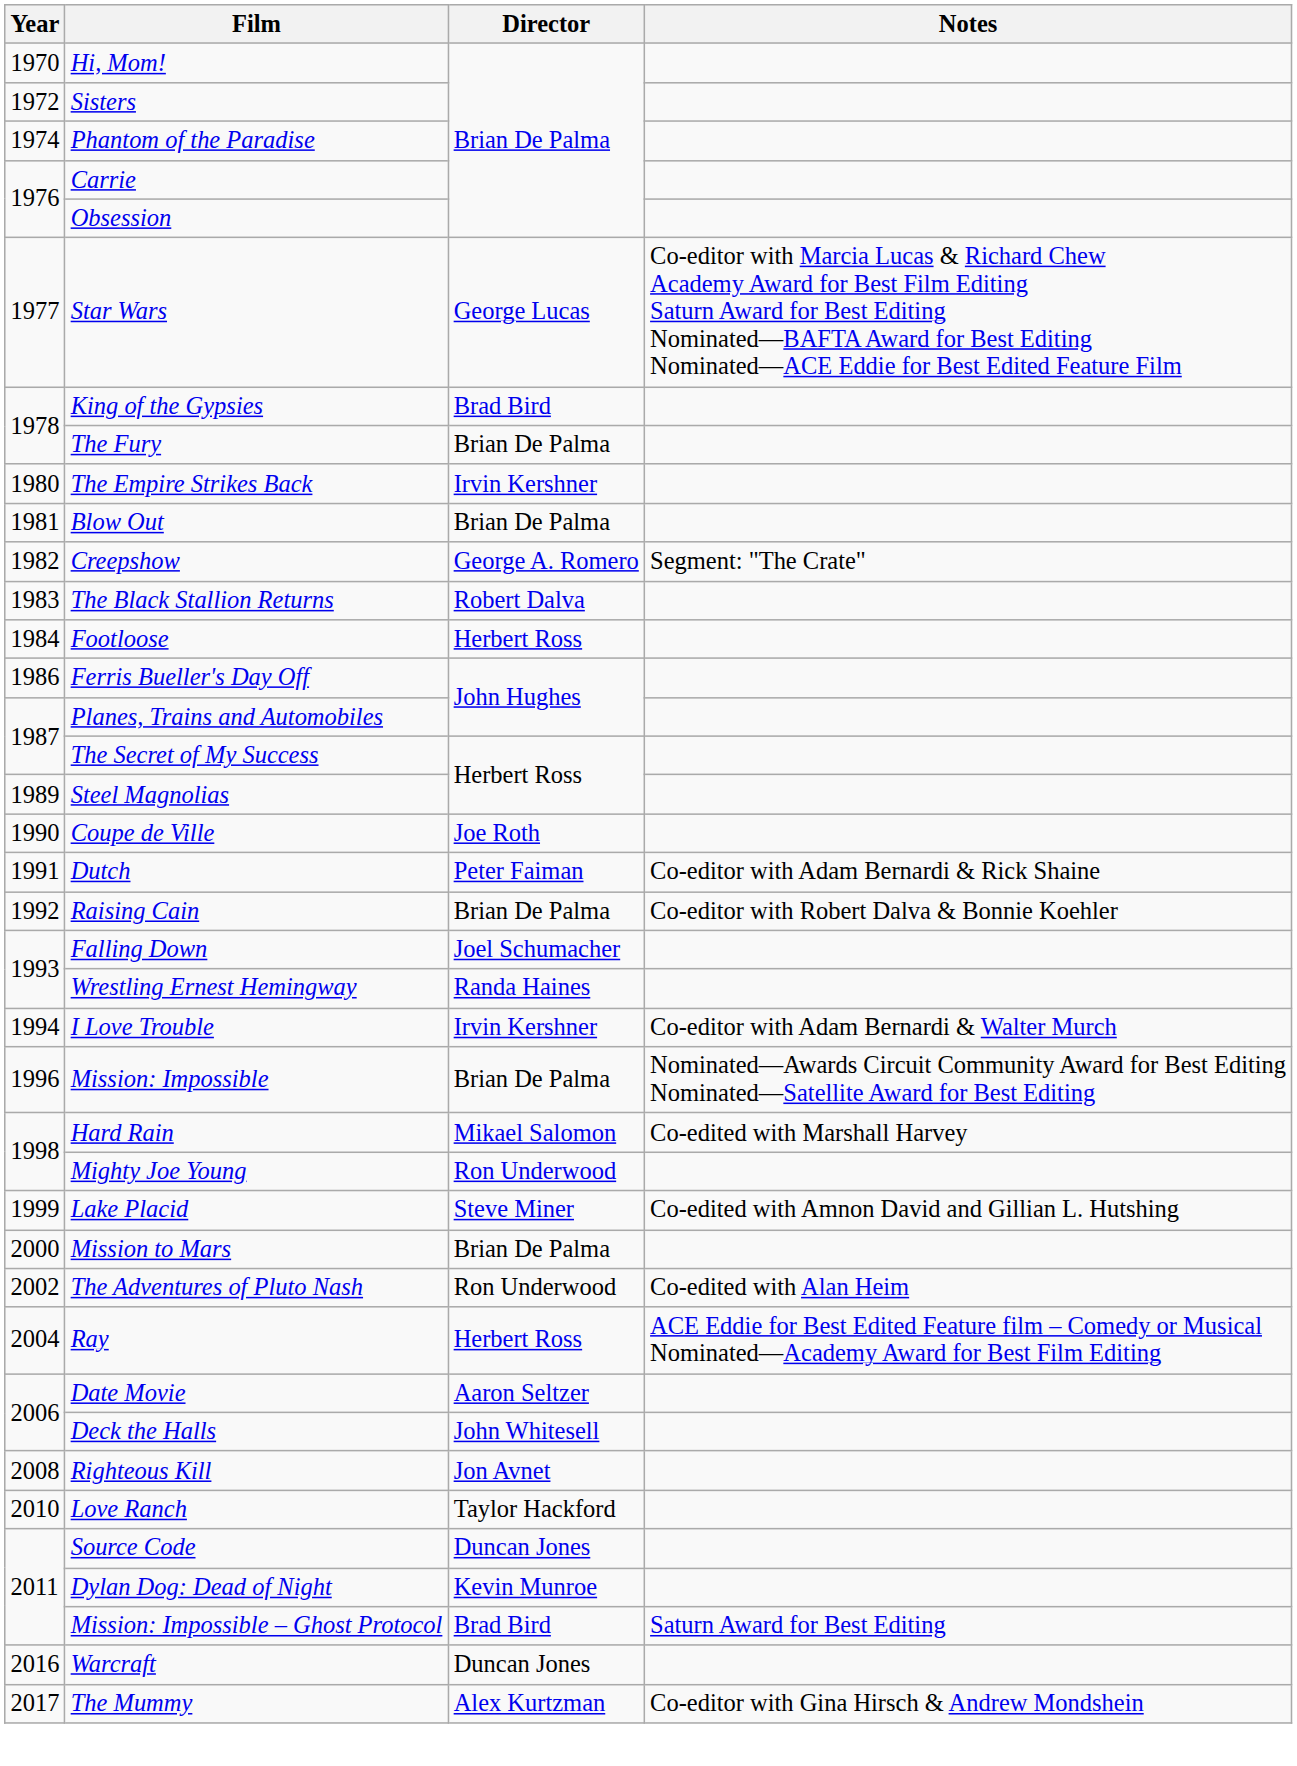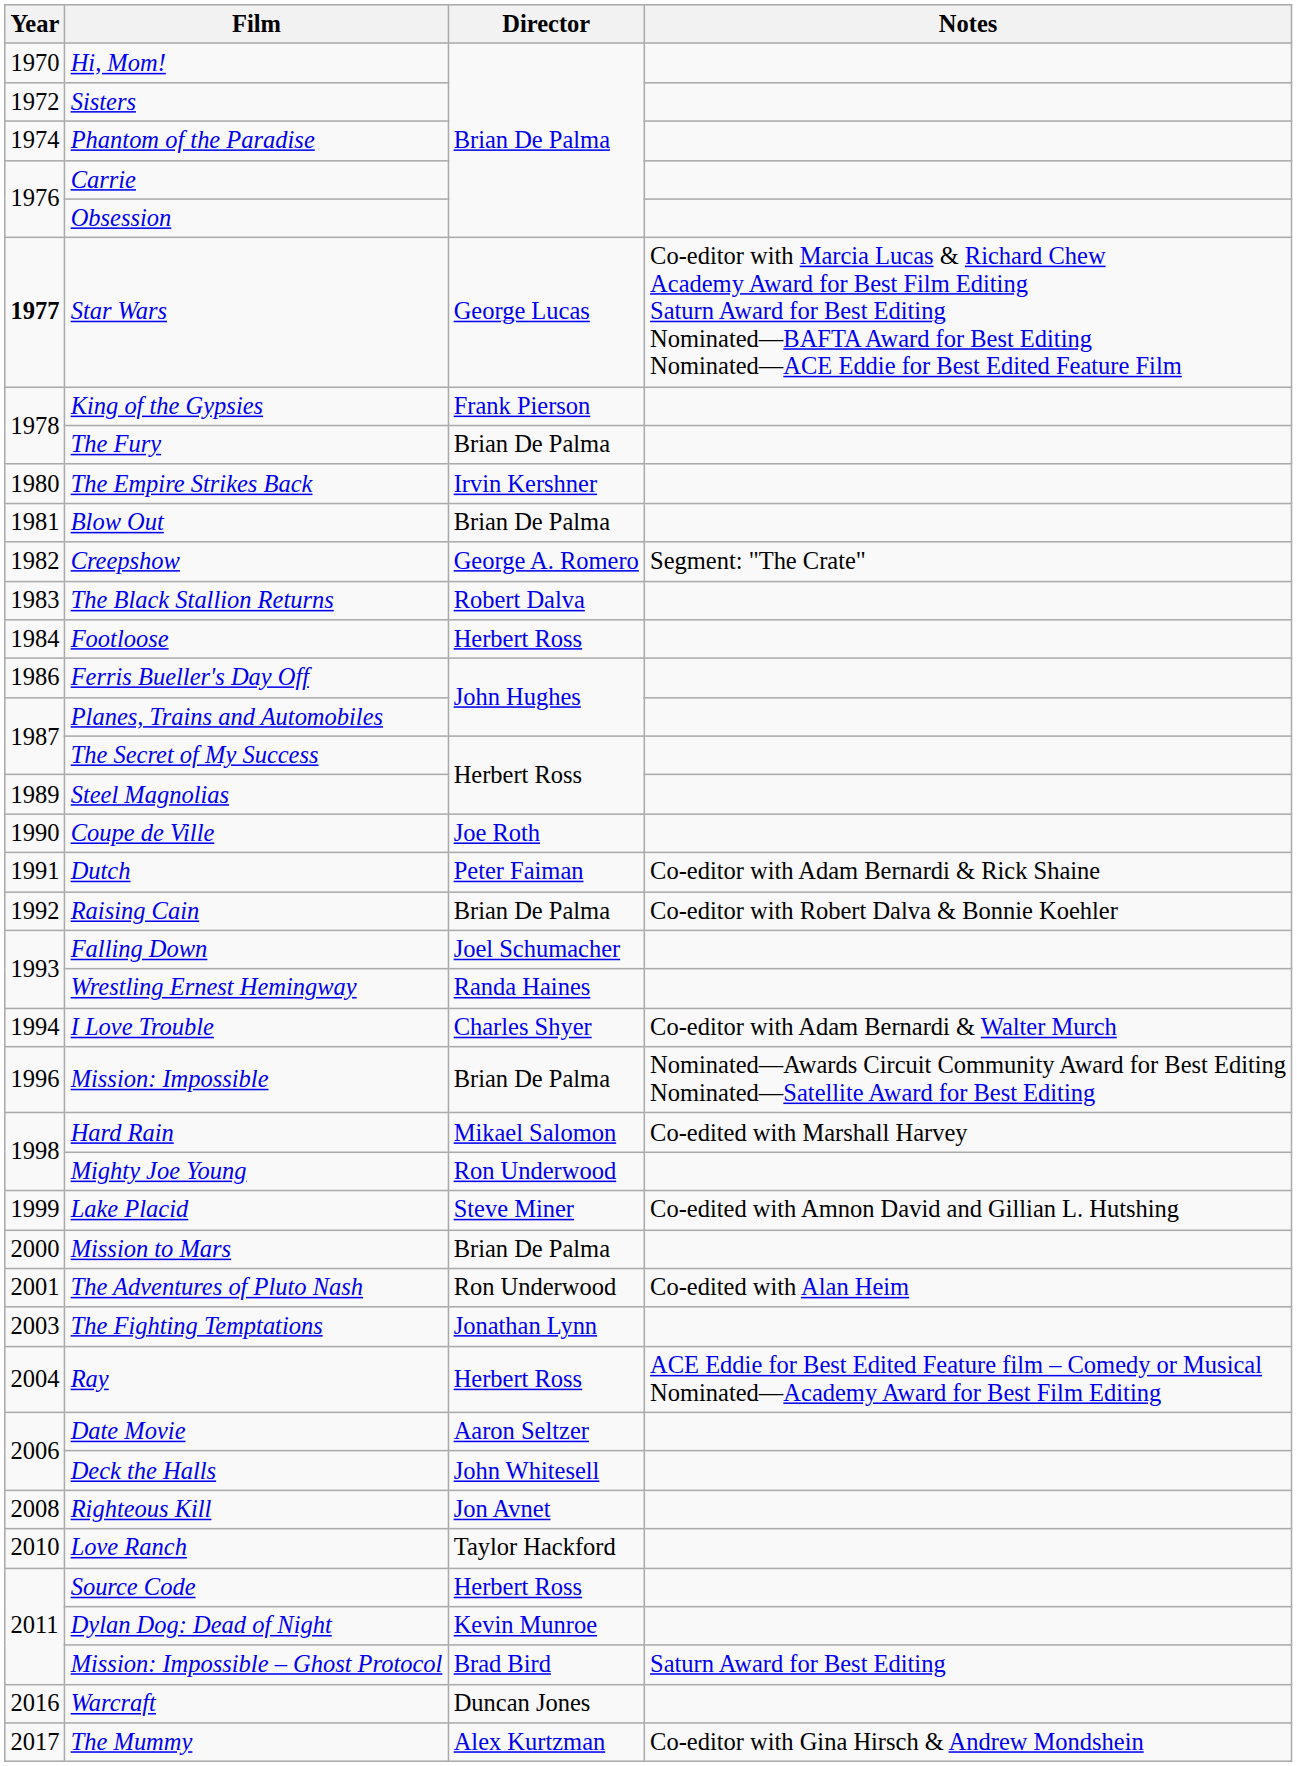(35, 311) normal -> (35, 311) bold
(502, 405) Brad Bird -> (522, 405) Frank Pierson
(525, 1027) Irvin Kershner -> (523, 1027) Charles Shyer
(35, 1287) 2002 -> (35, 1287) 2001
+ row: (197, 1326)
(522, 1547) Duncan Jones -> (518, 1586) Herbert Ross
